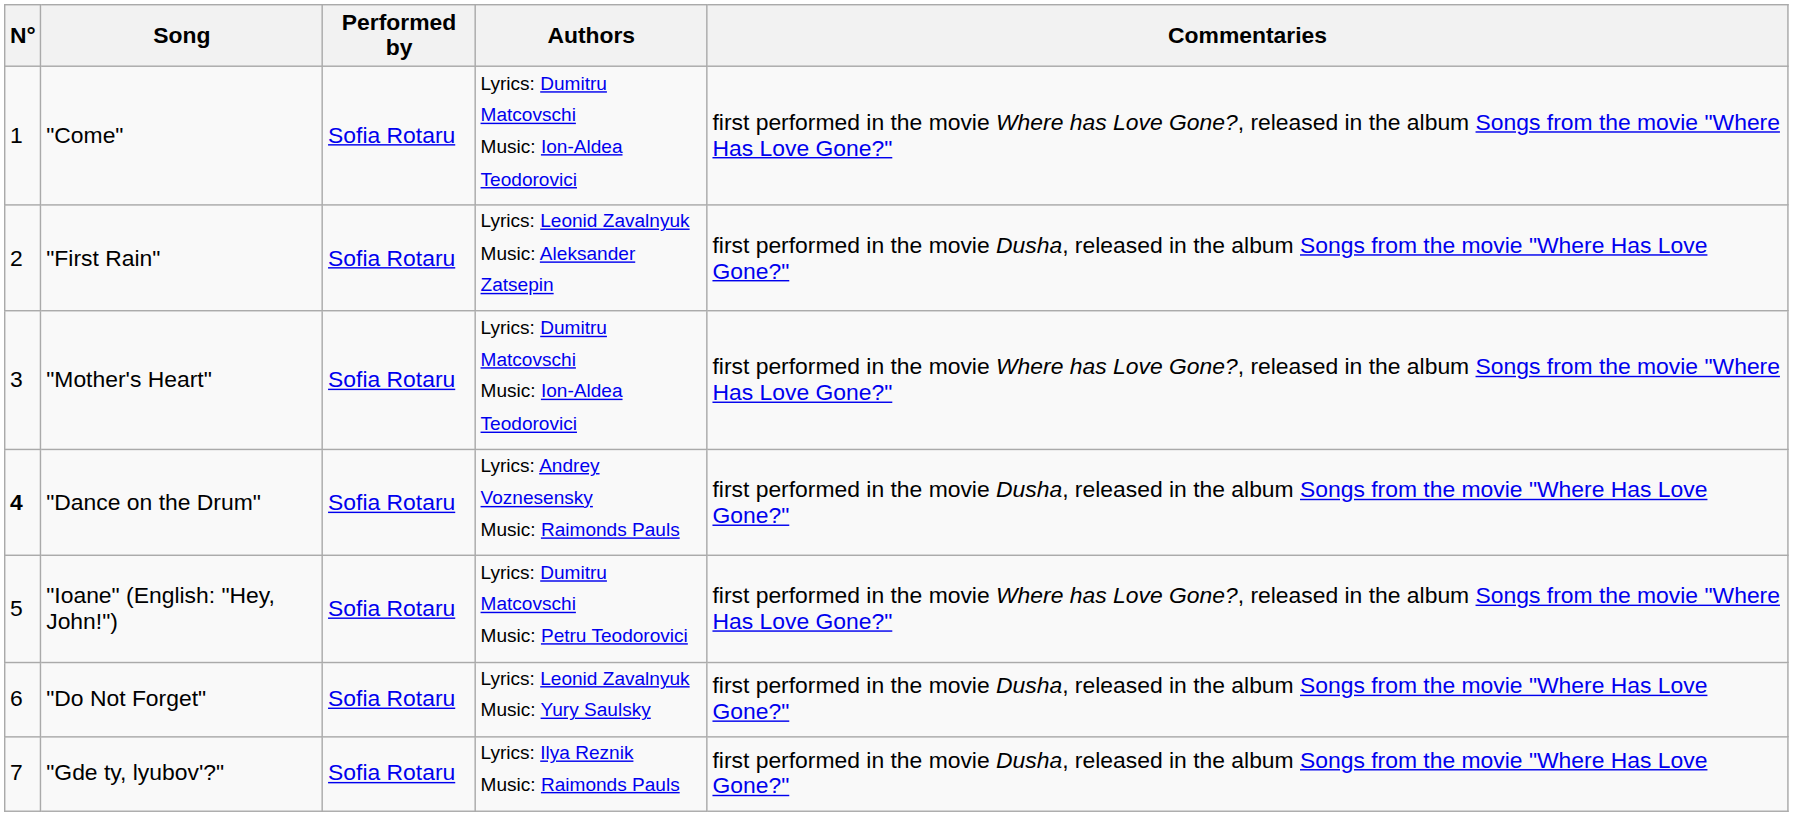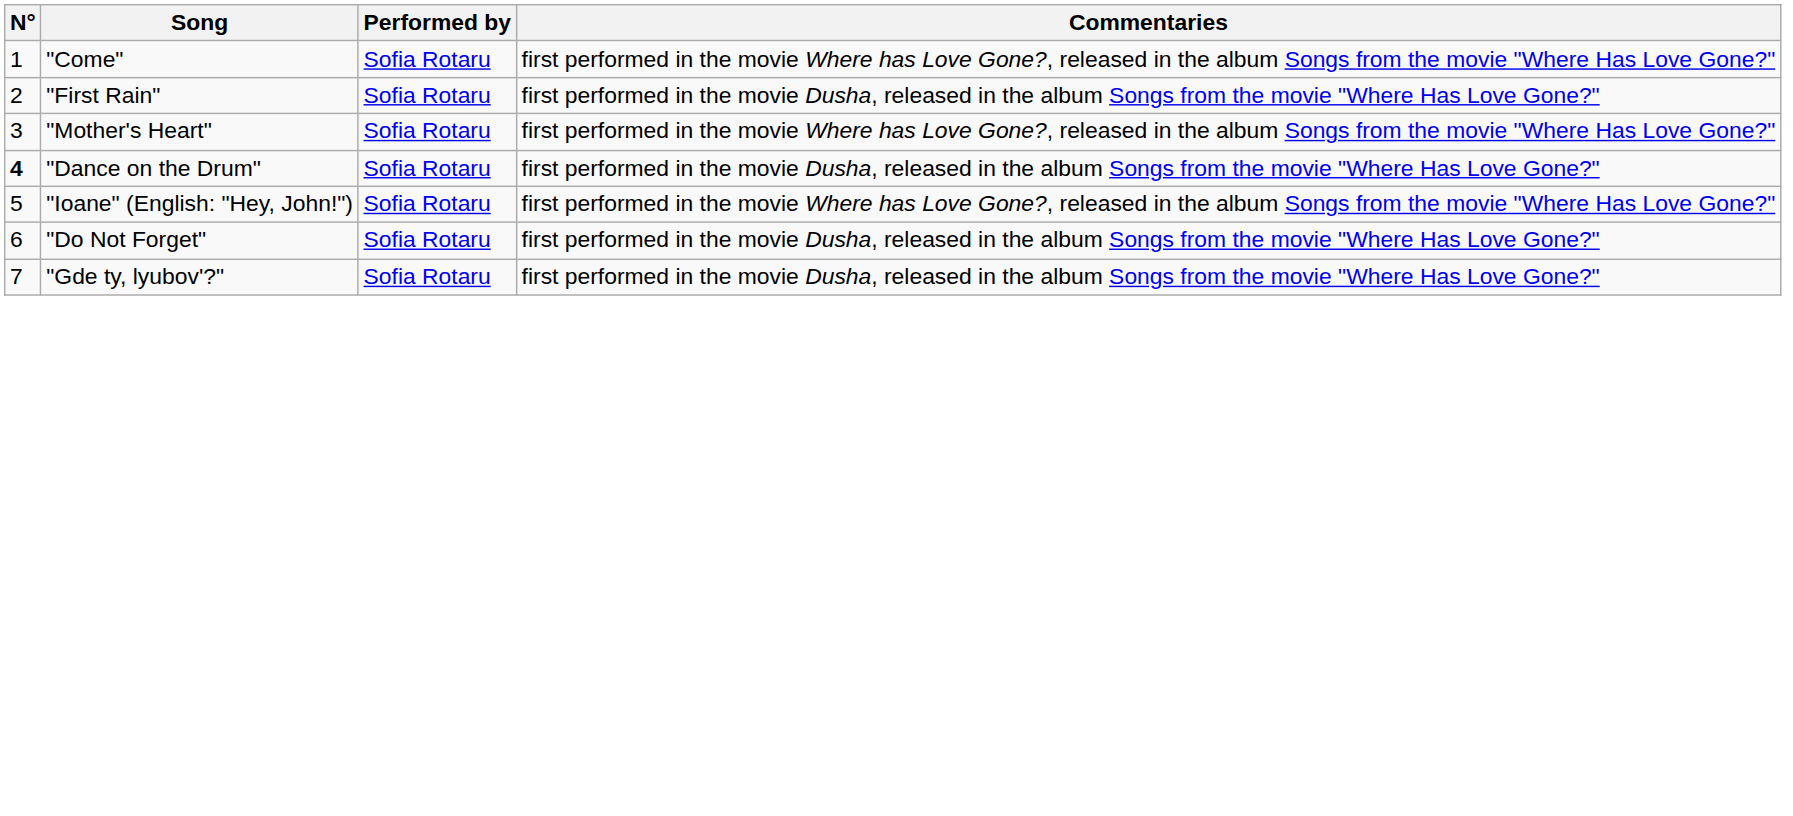- column: (591, 35)
